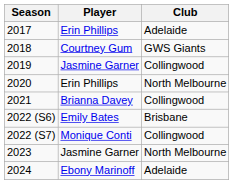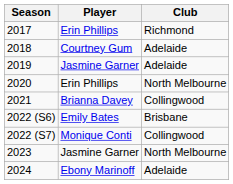(166, 30) Adelaide -> (169, 30) Richmond
(175, 48) GWS Giants -> (166, 48) Adelaide
(174, 65) Collingwood -> (166, 65) Adelaide
